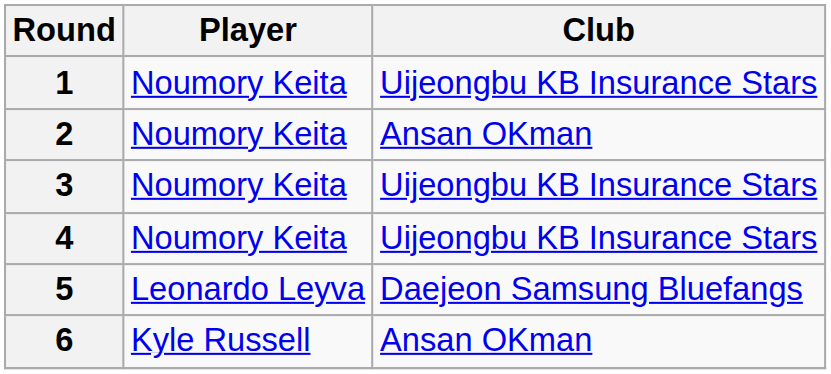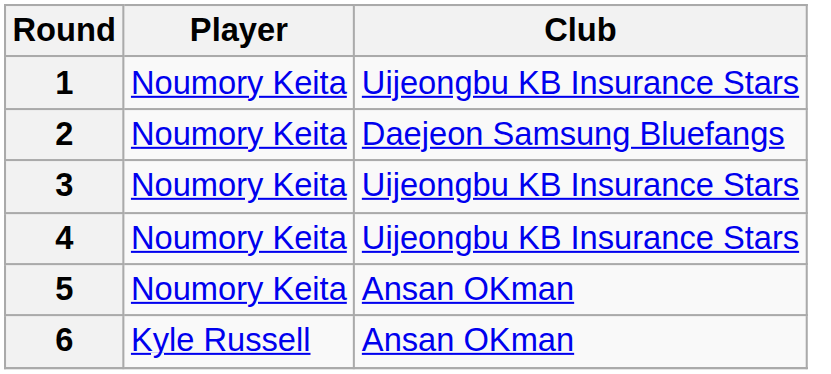(486, 133) Ansan OKman -> (573, 133) Daejeon Samsung Bluefangs
(248, 289) Leonardo Leyva -> (239, 289) Noumory Keita
(591, 289) Daejeon Samsung Bluefangs -> (468, 289) Ansan OKman
